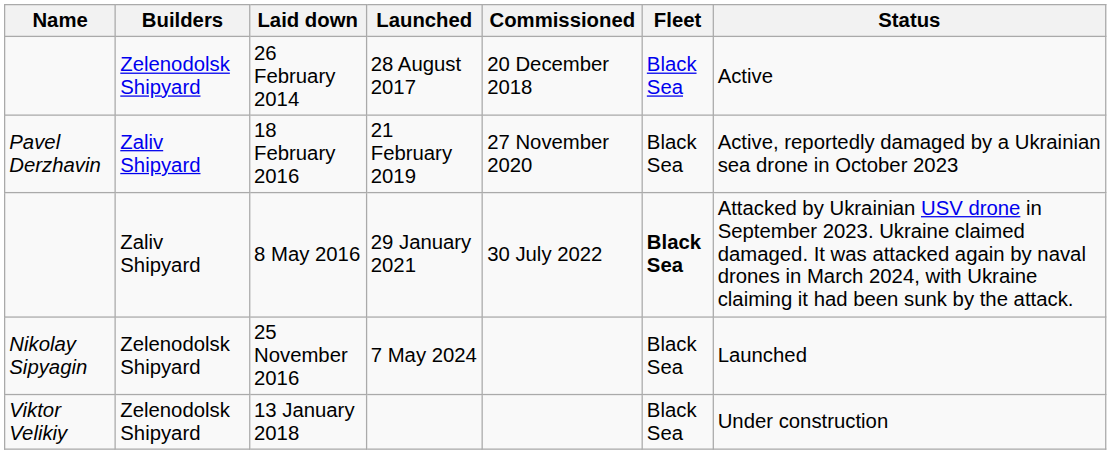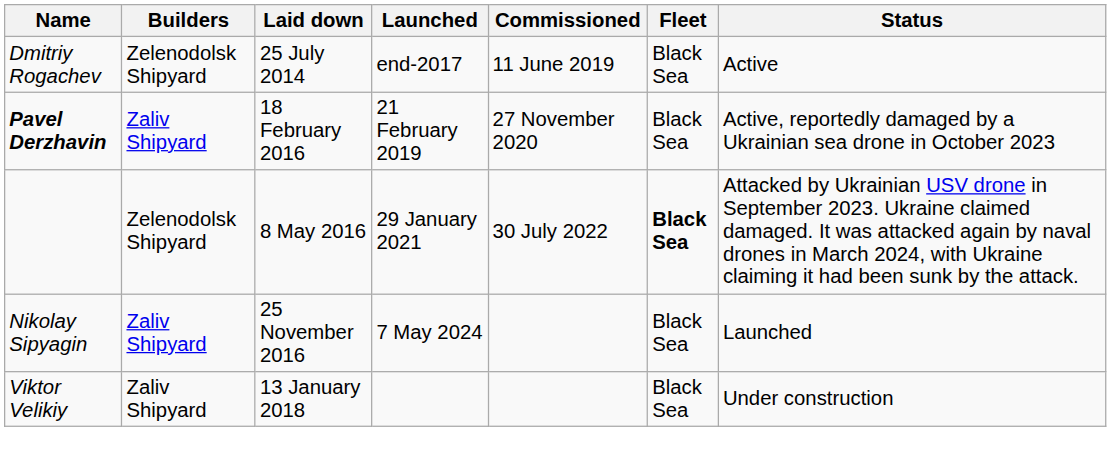- row: (295, 75)
+ row: (292, 64)
(55, 153) normal -> (58, 130) bold
(160, 254) Zaliv Shipyard -> (181, 231) Zelenodolsk Shipyard
(175, 355) Zelenodolsk Shipyard -> (167, 332) Zaliv Shipyard
(175, 421) Zelenodolsk Shipyard -> (167, 398) Zaliv Shipyard
